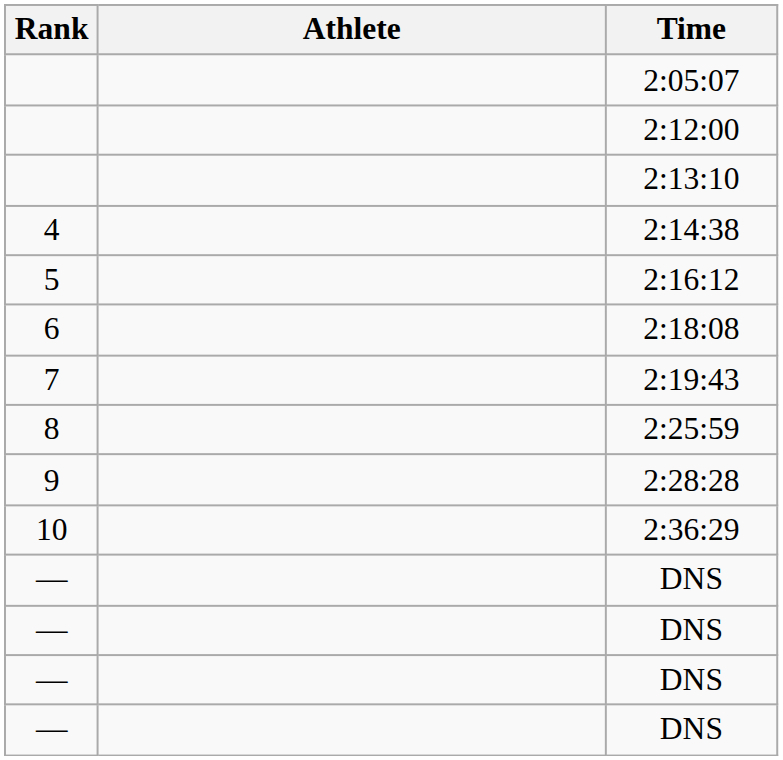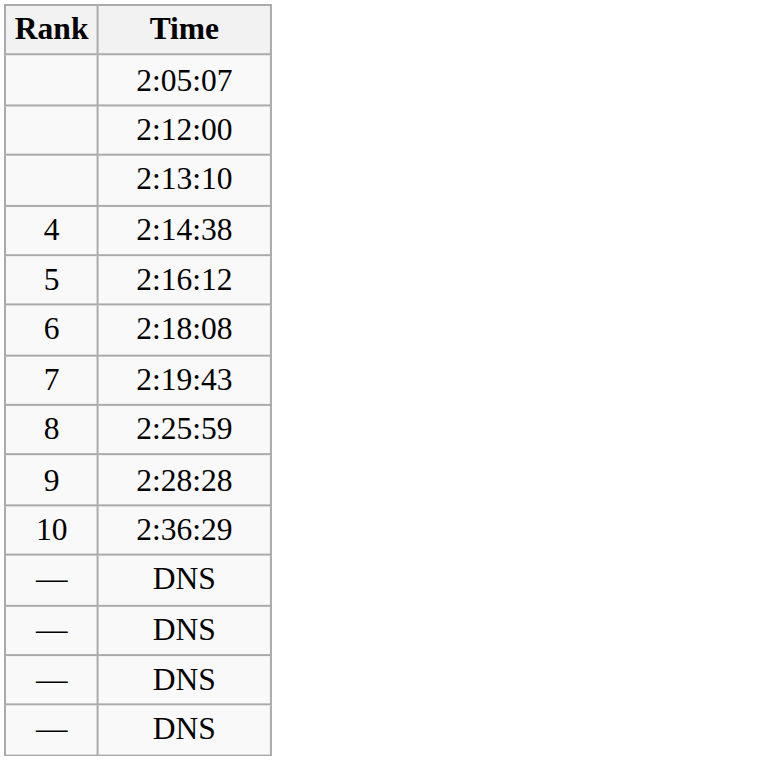- column: (352, 29)
